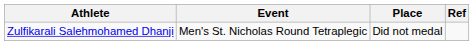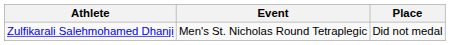- column: (457, 13)
